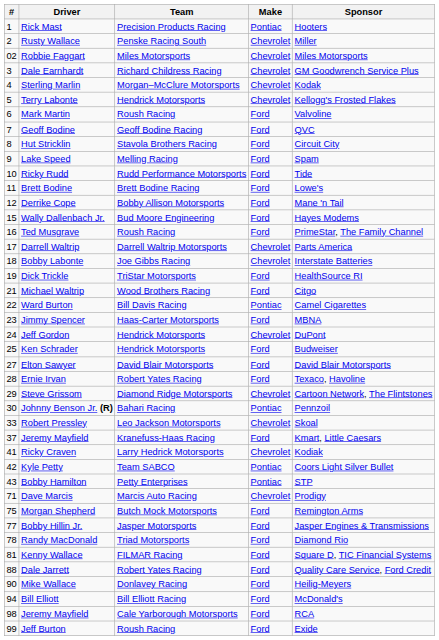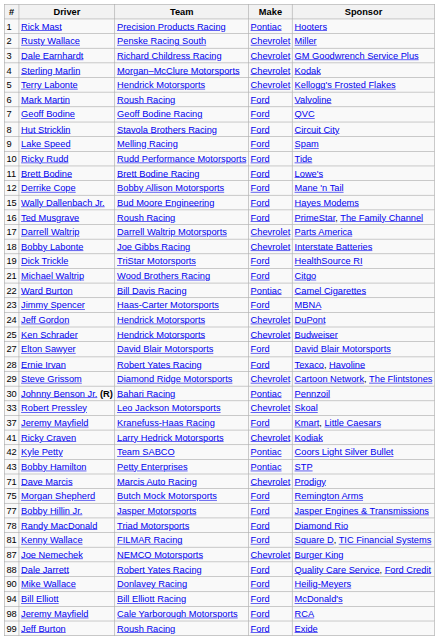- row: (12, 56)
(260, 349) Ford -> (270, 335) Chevrolet
+ row: (12, 555)
